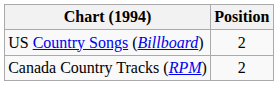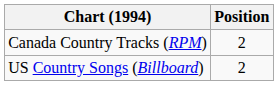rows swapped: (108, 67) <-> (106, 42)
